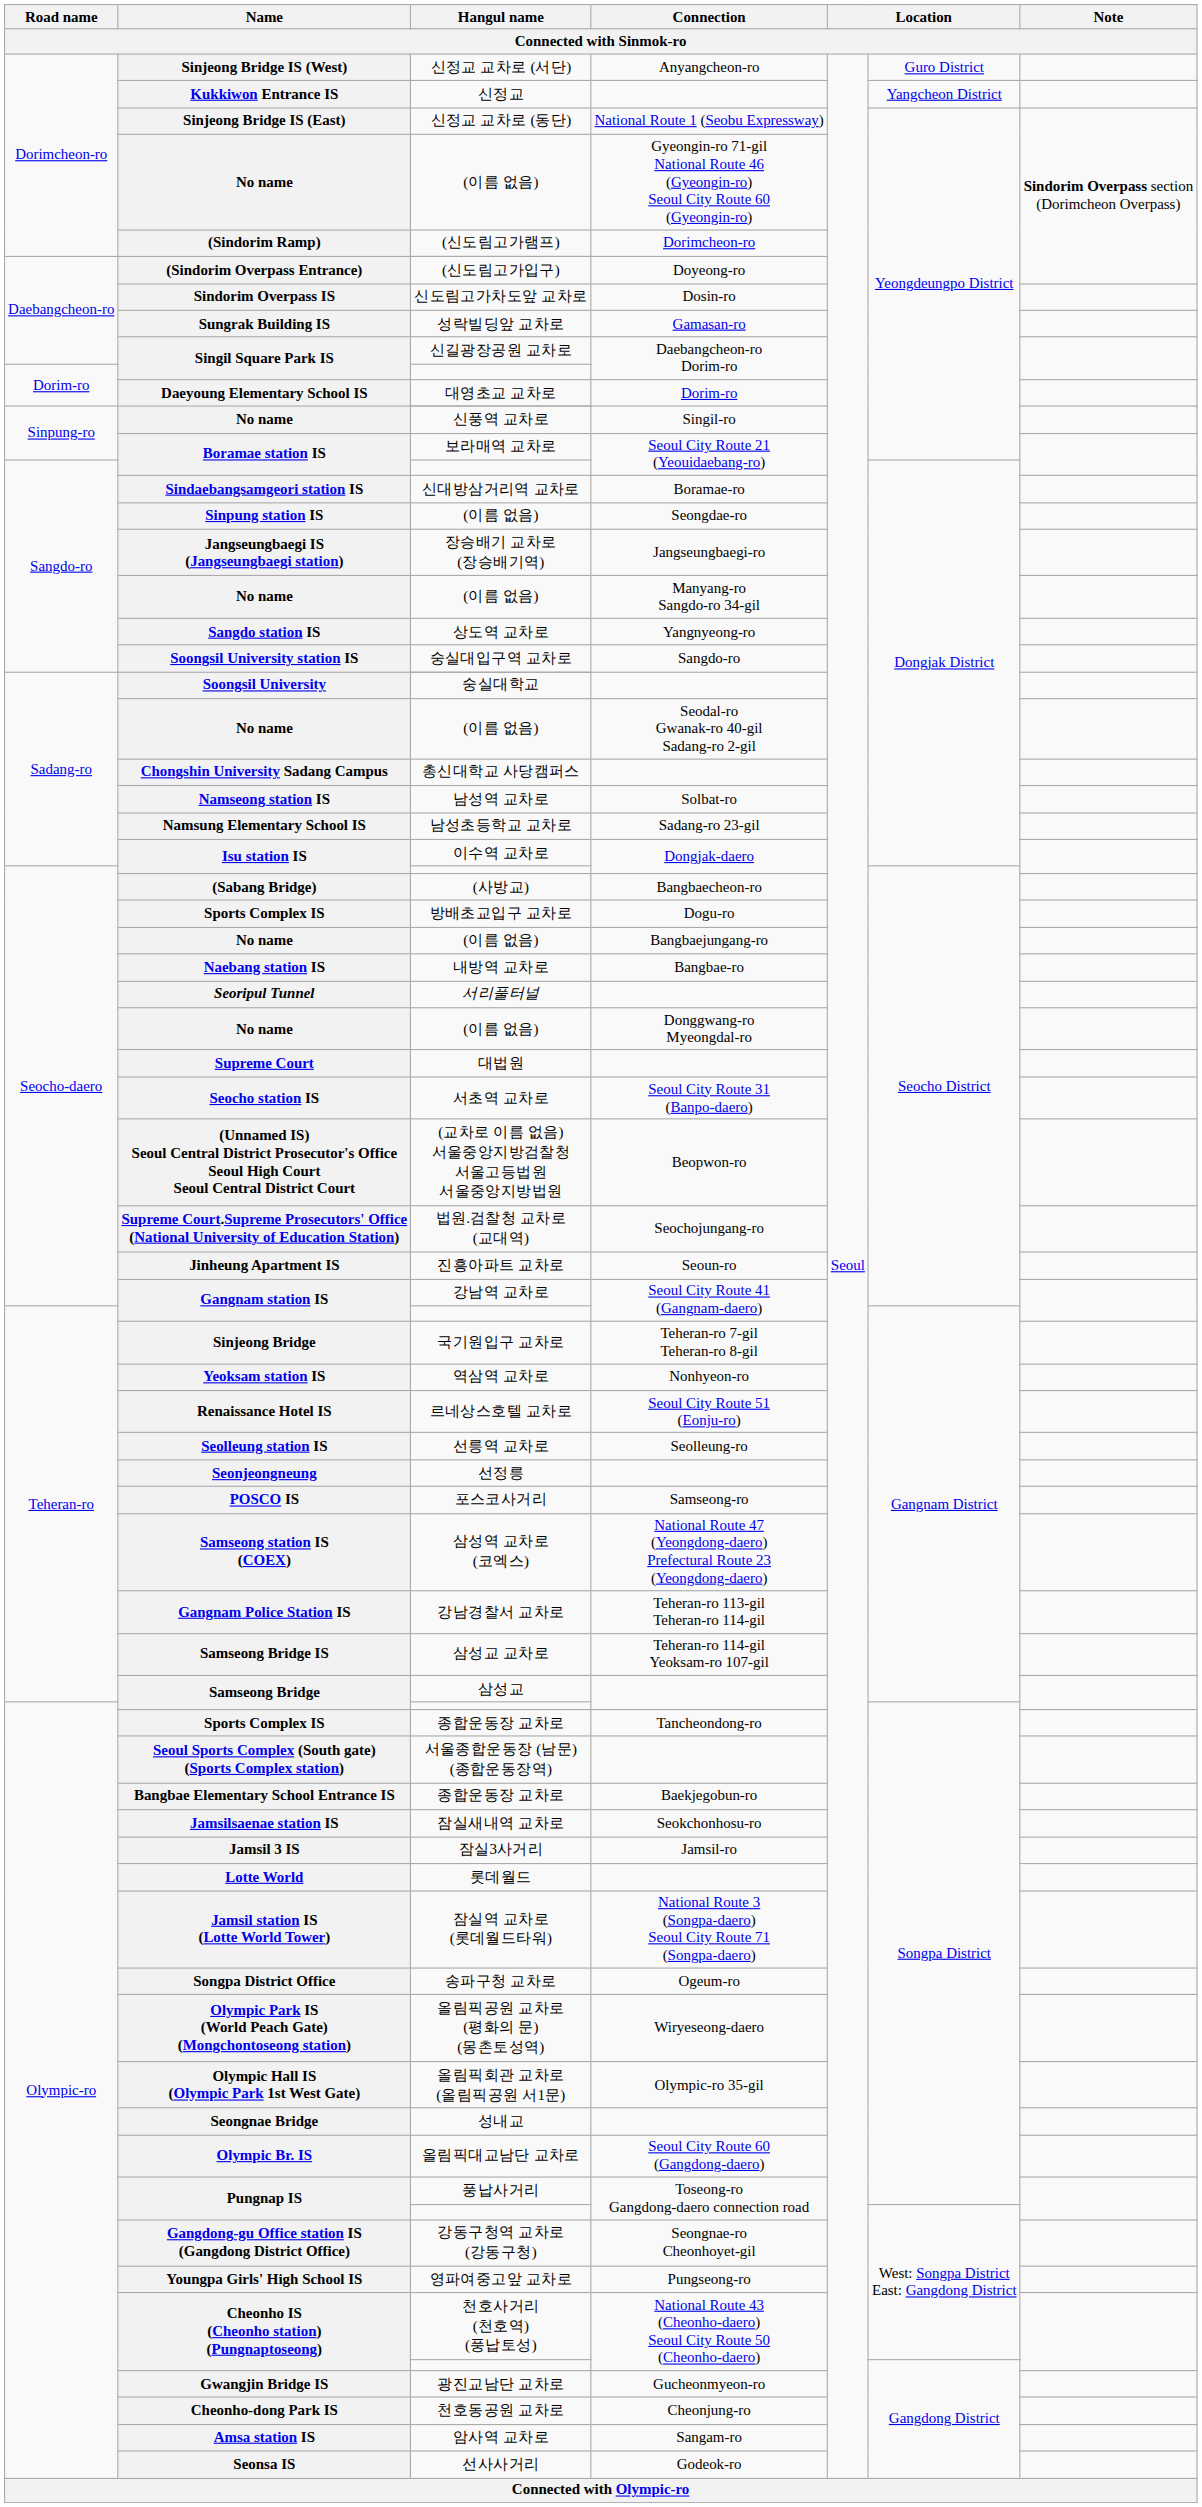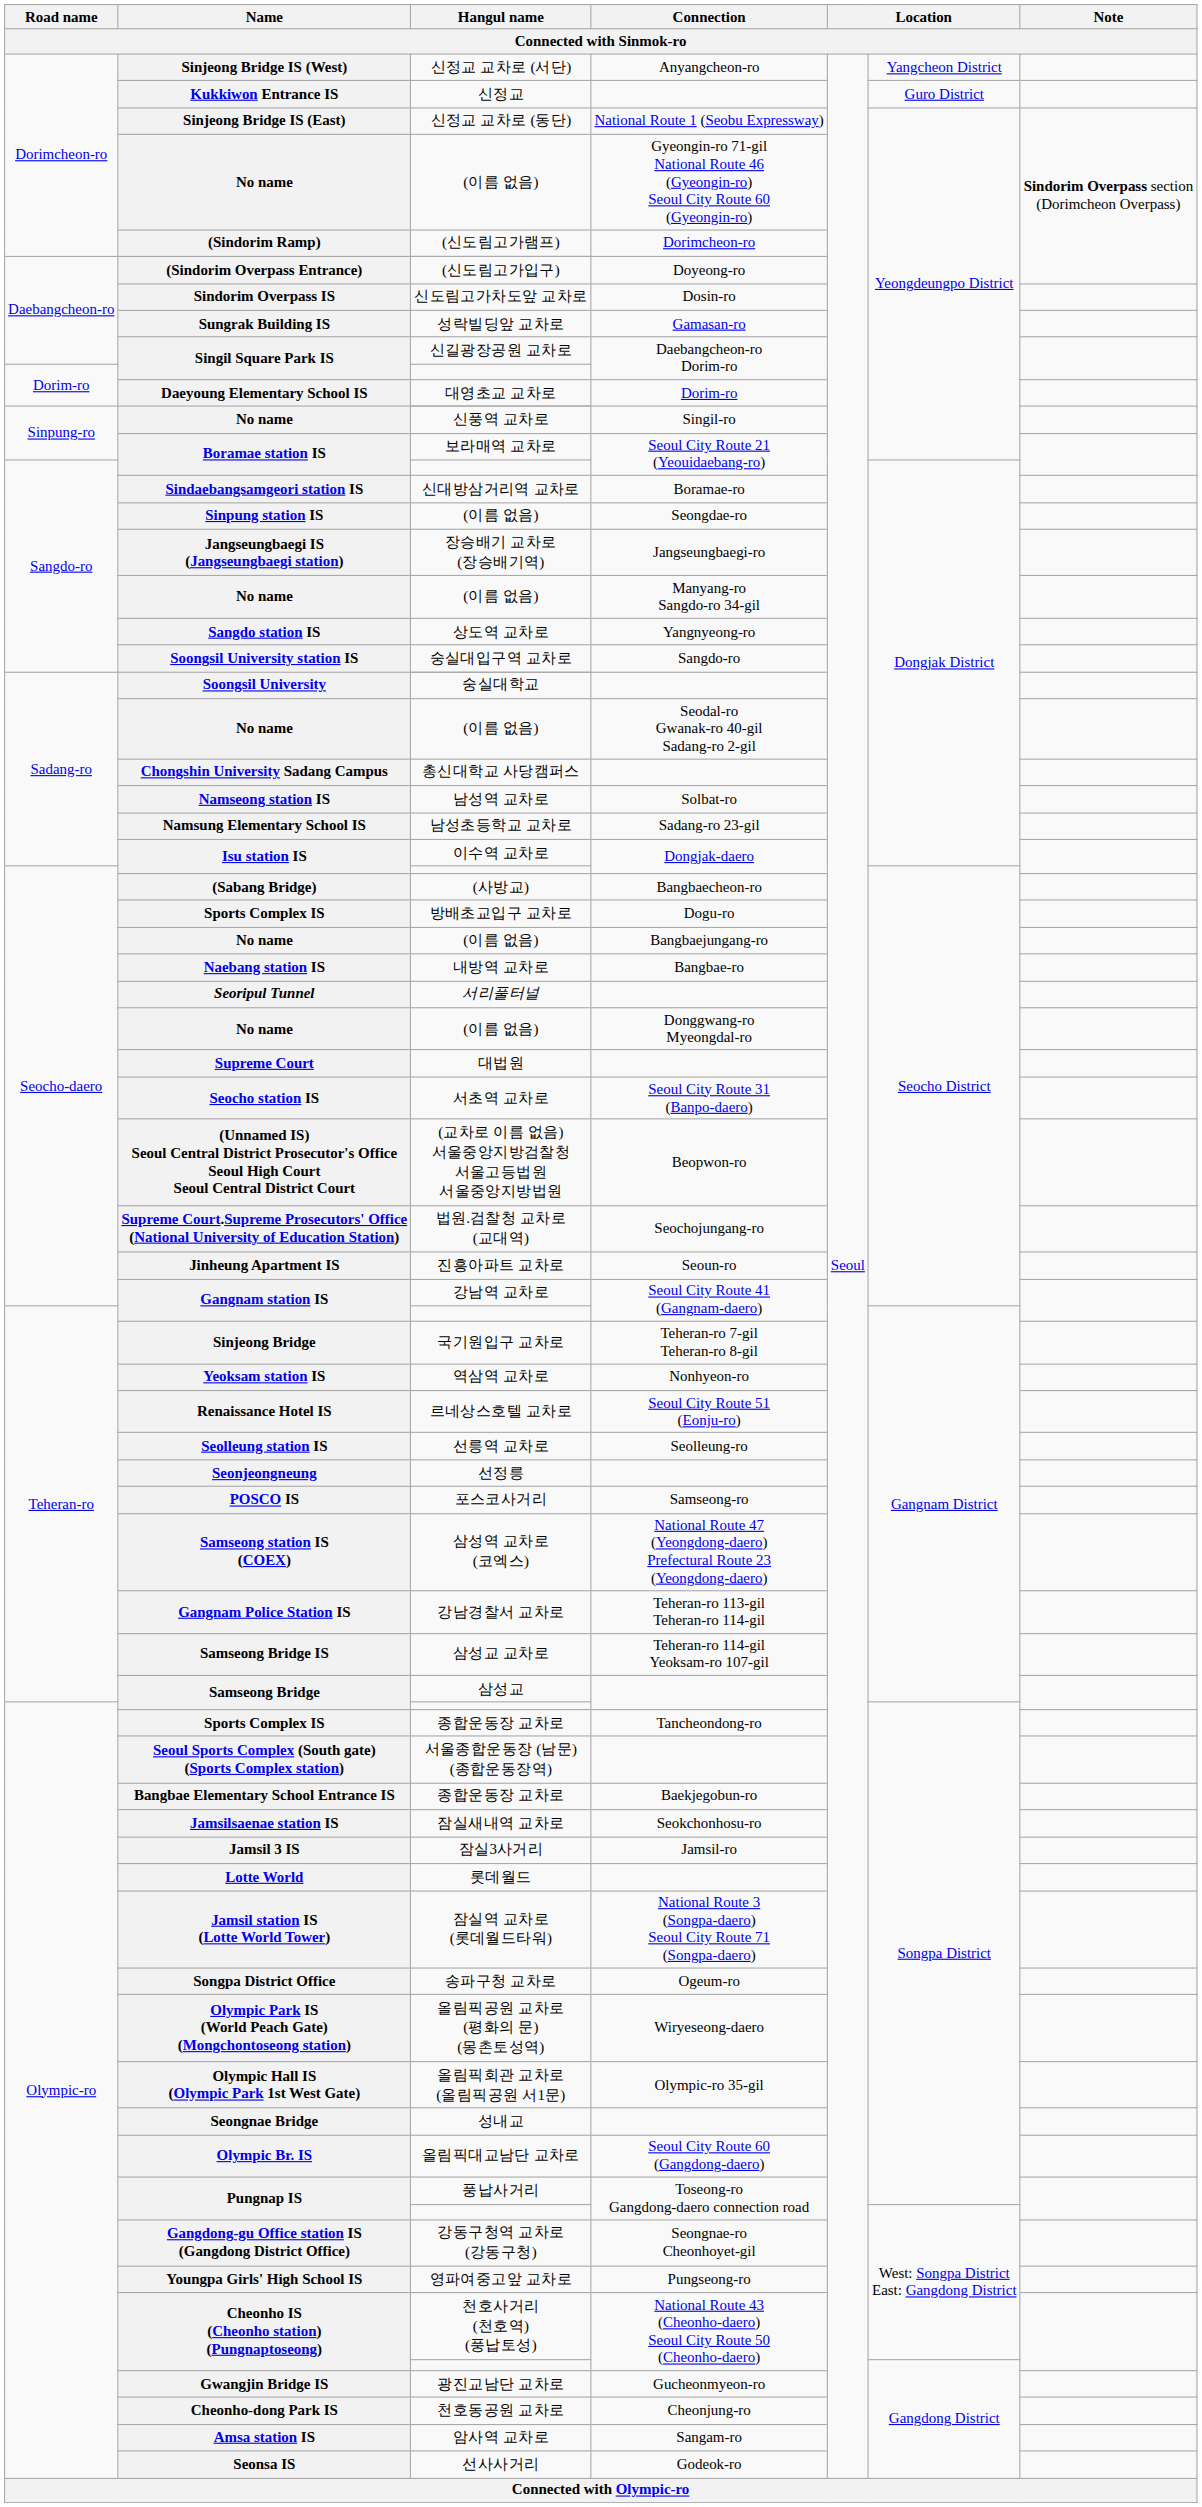(944, 66) Guro District -> (944, 66) Yangcheon District
(944, 93) Yangcheon District -> (944, 93) Guro District
